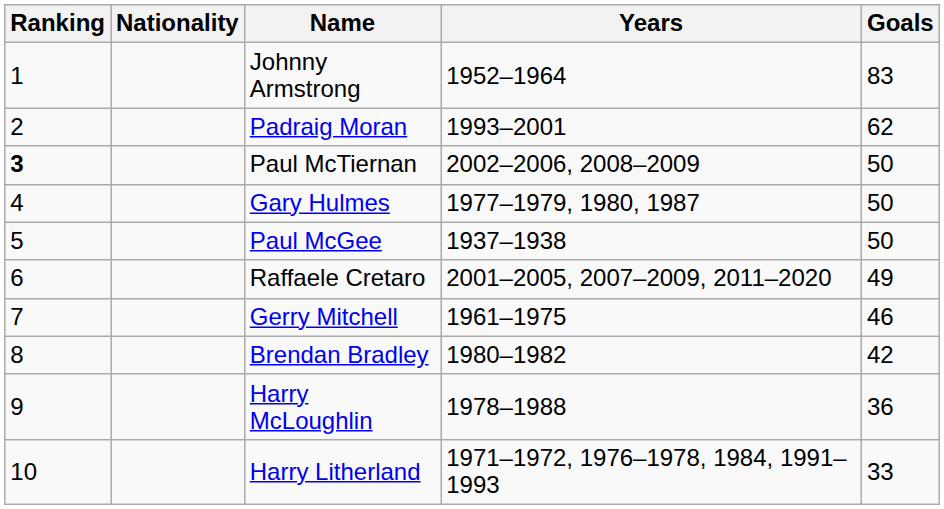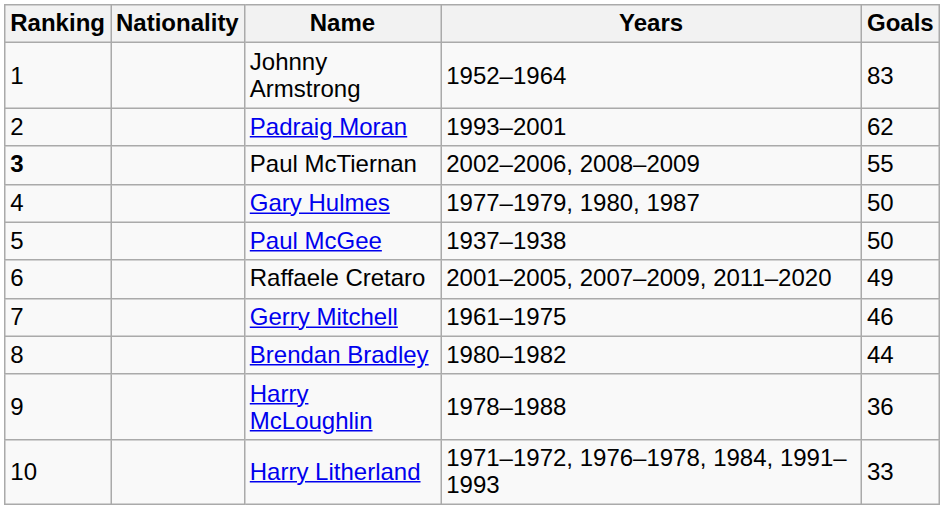(880, 164) 50 -> (880, 164) 55
(880, 355) 42 -> (880, 355) 44
